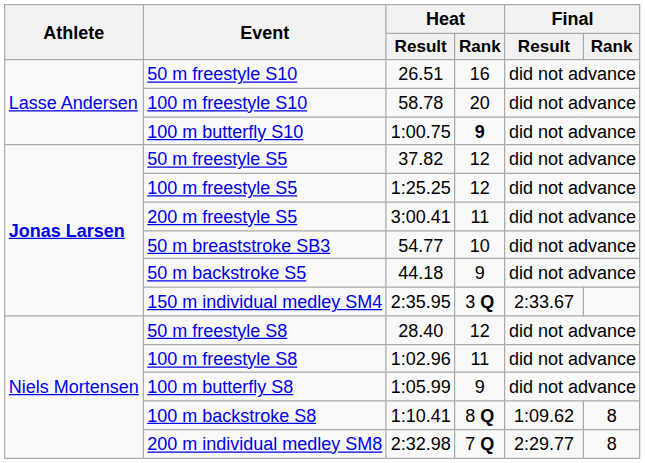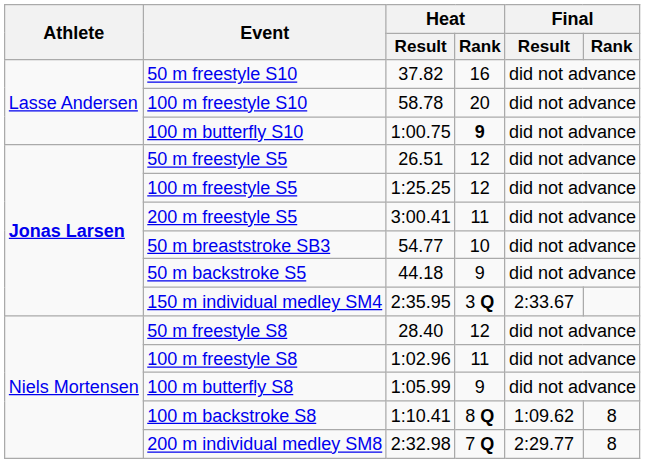(421, 75) 26.51 -> (421, 75) 37.82
(421, 160) 37.82 -> (421, 160) 26.51
